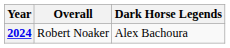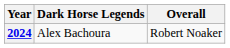columns swapped: (73, 14) <-> (168, 14)
